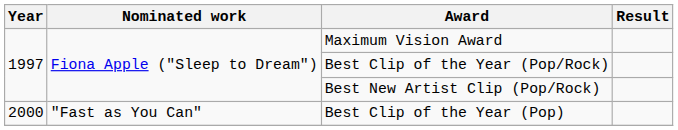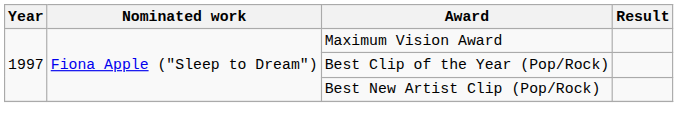- row: (445, 113)
